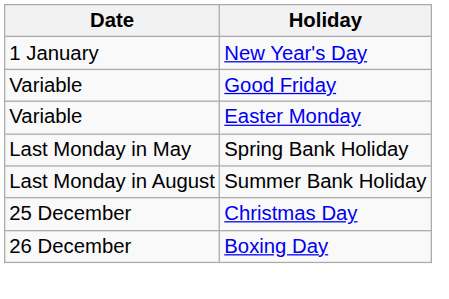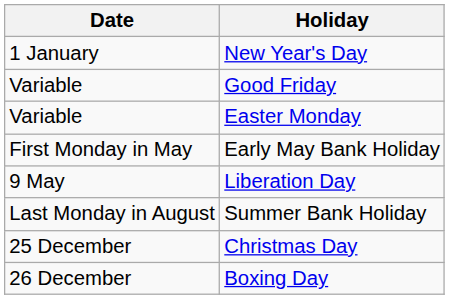+ row: (332, 149)
+ row: (290, 181)
- row: (316, 149)
